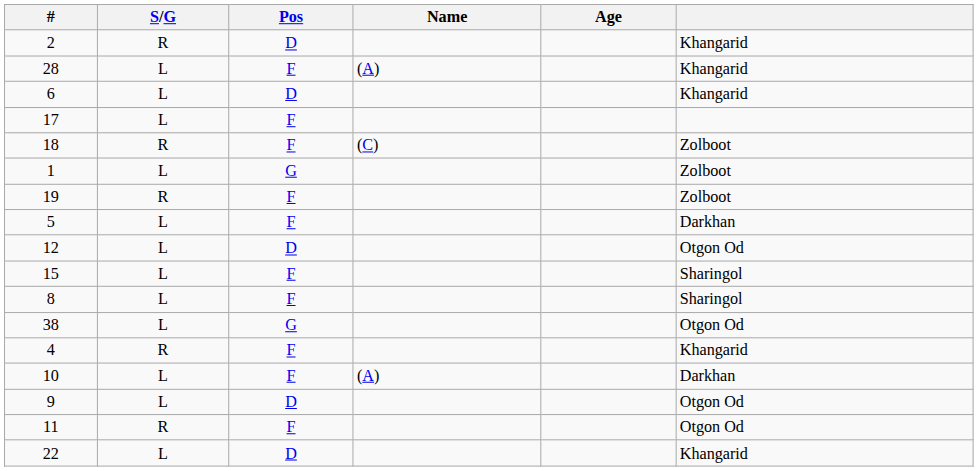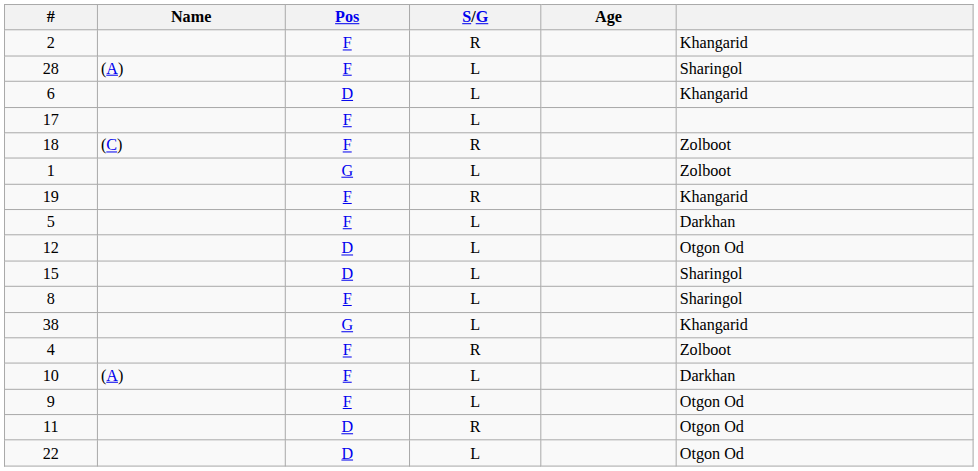columns swapped: (447, 17) <-> (163, 17)
(291, 42) D -> (347, 42) F
(714, 68) Khangarid -> (711, 68) Sharingol
(705, 196) Zolboot -> (714, 196) Khangarid
(291, 273) F -> (347, 273) D
(712, 324) Otgon Od -> (714, 324) Khangarid
(714, 350) Khangarid -> (705, 350) Zolboot
(291, 401) D -> (347, 401) F
(291, 427) F -> (347, 427) D
(714, 453) Khangarid -> (712, 453) Otgon Od
